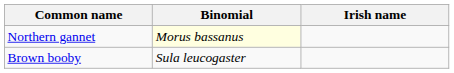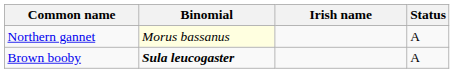+ column: (428, 15)
(201, 57) normal -> (188, 57) bold
